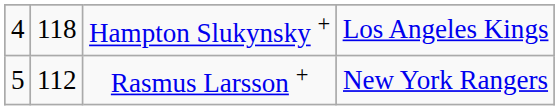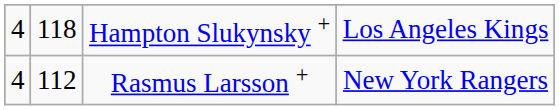(18, 79) 5 -> (18, 79) 4
